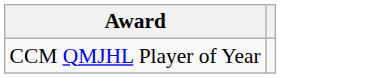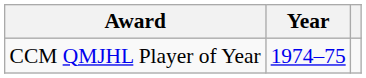+ column: (308, 21)
